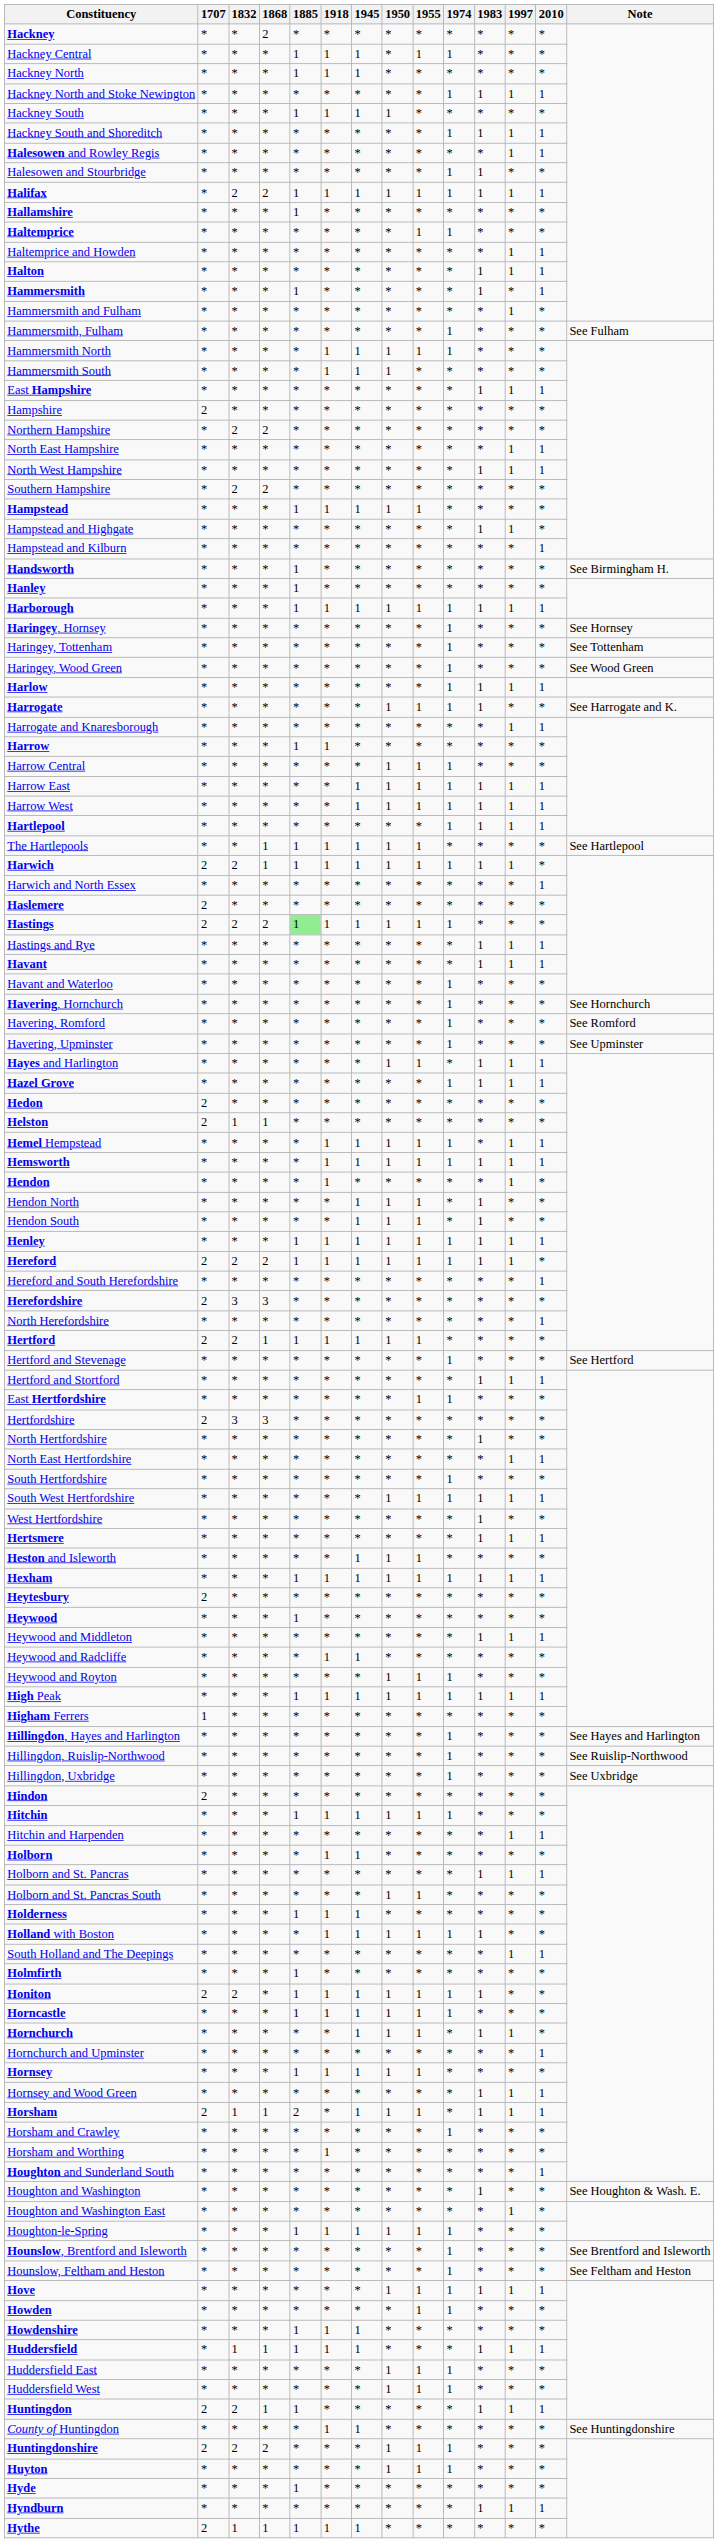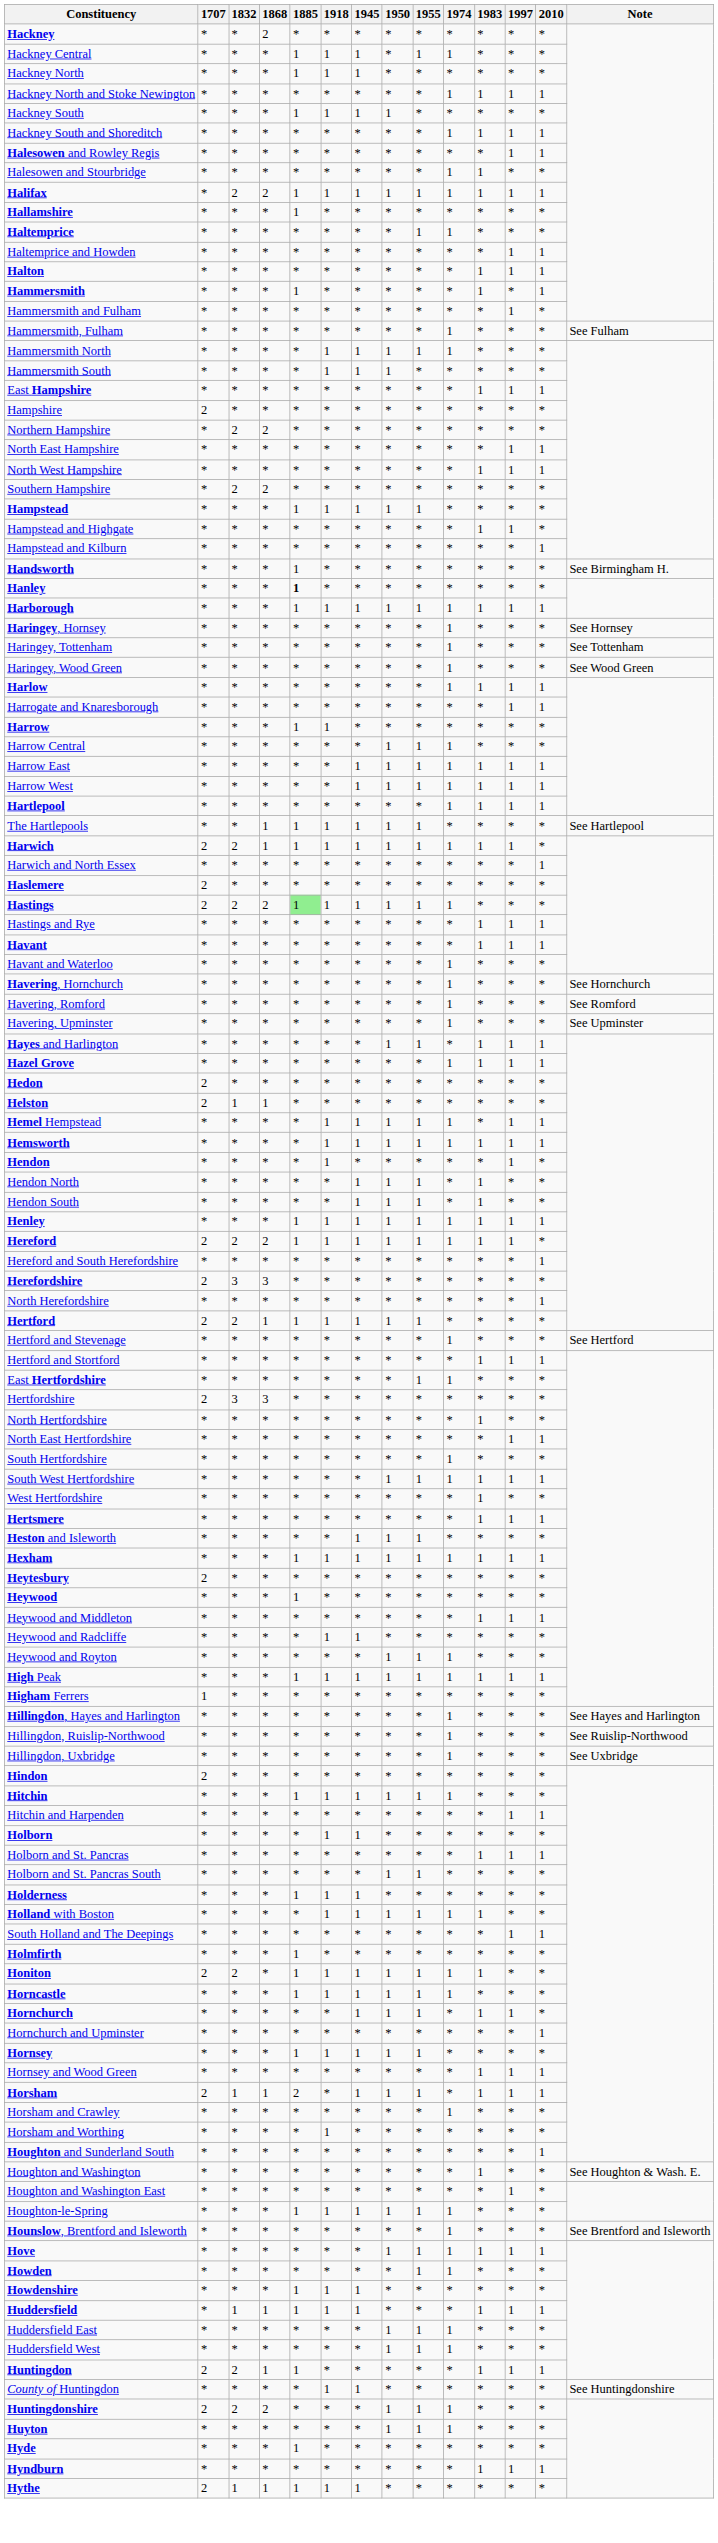(296, 588) normal -> (296, 588) bold
- row: (35, 707)
- row: (86, 2270)
